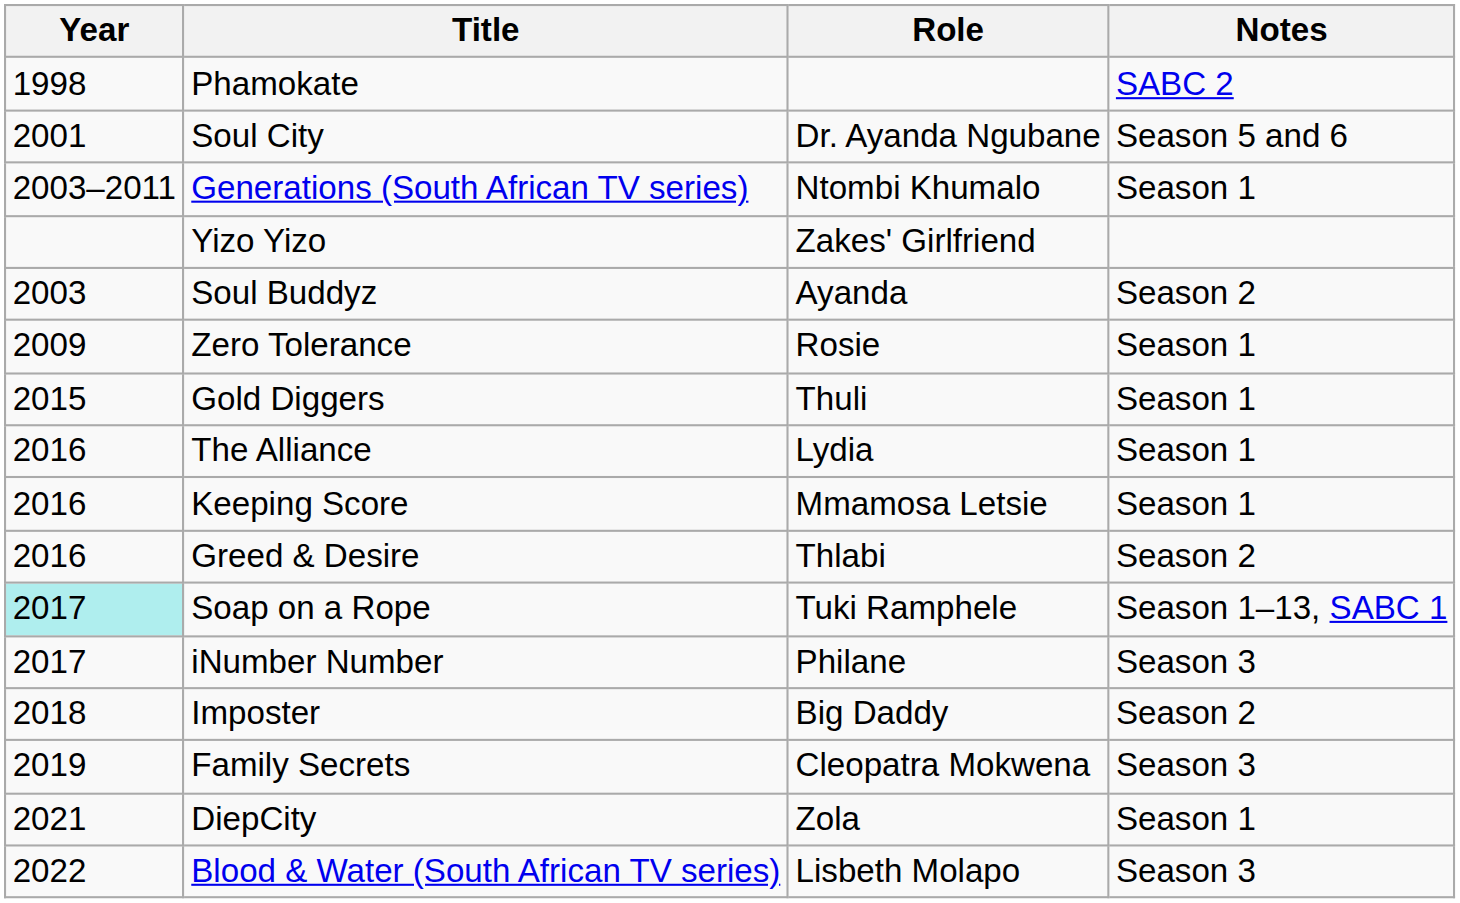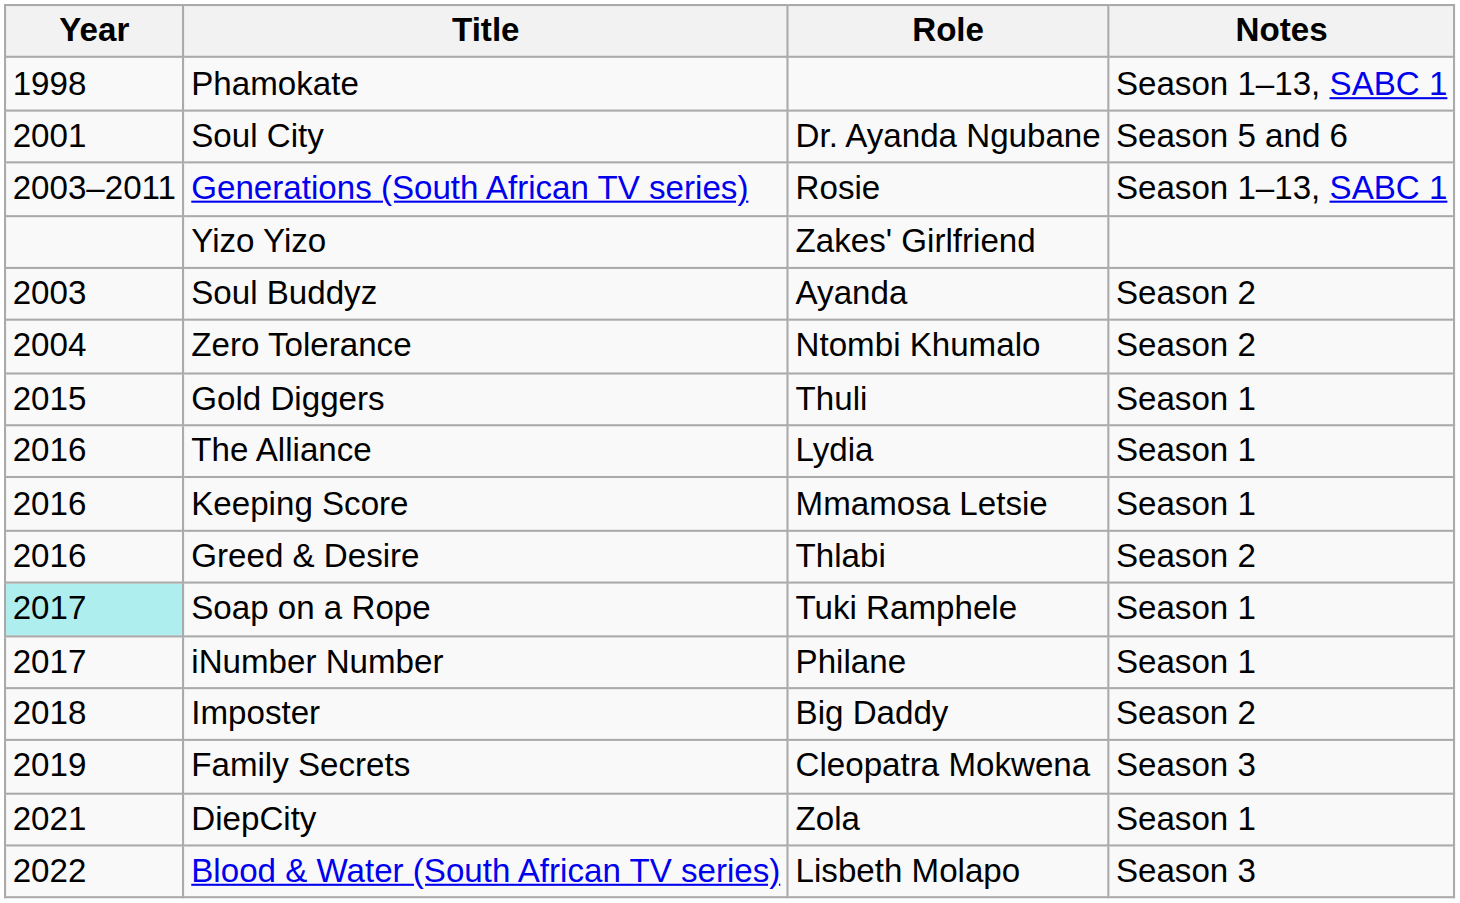(1175, 83) SABC 2 -> (1282, 83) Season 1–13, SABC 1
(918, 188) Ntombi Khumalo -> (838, 188) Rosie
(1186, 188) Season 1 -> (1282, 188) Season 1–13, SABC 1
(50, 345) 2009 -> (50, 345) 2004
(838, 345) Rosie -> (918, 345) Ntombi Khumalo
(1186, 345) Season 1 -> (1186, 345) Season 2
(1282, 608) Season 1–13, SABC 1 -> (1186, 608) Season 1
(1186, 661) Season 3 -> (1186, 661) Season 1
